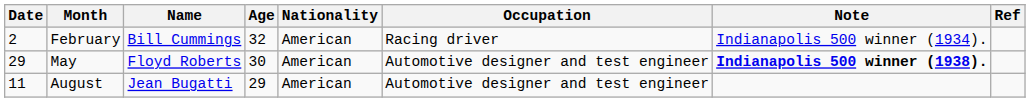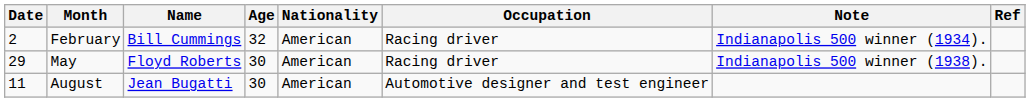(547, 62) Automotive designer and test engineer -> (442, 62) Racing driver
(852, 62) bold -> (852, 62) normal
(257, 85) 29 -> (257, 85) 30
